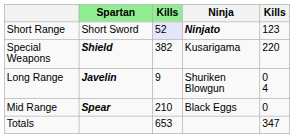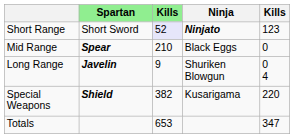rows swapped: (32, 107) <-> (29, 53)
